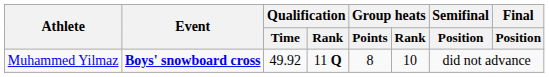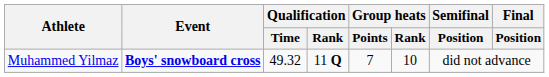(285, 61) 49.92 -> (285, 61) 49.32
(370, 61) 8 -> (370, 61) 7
